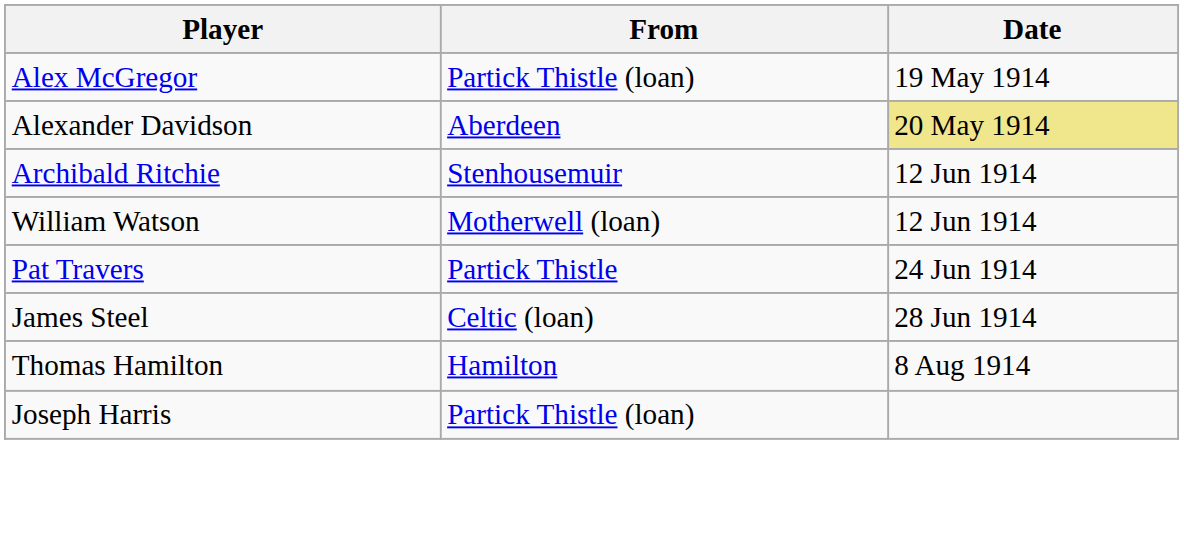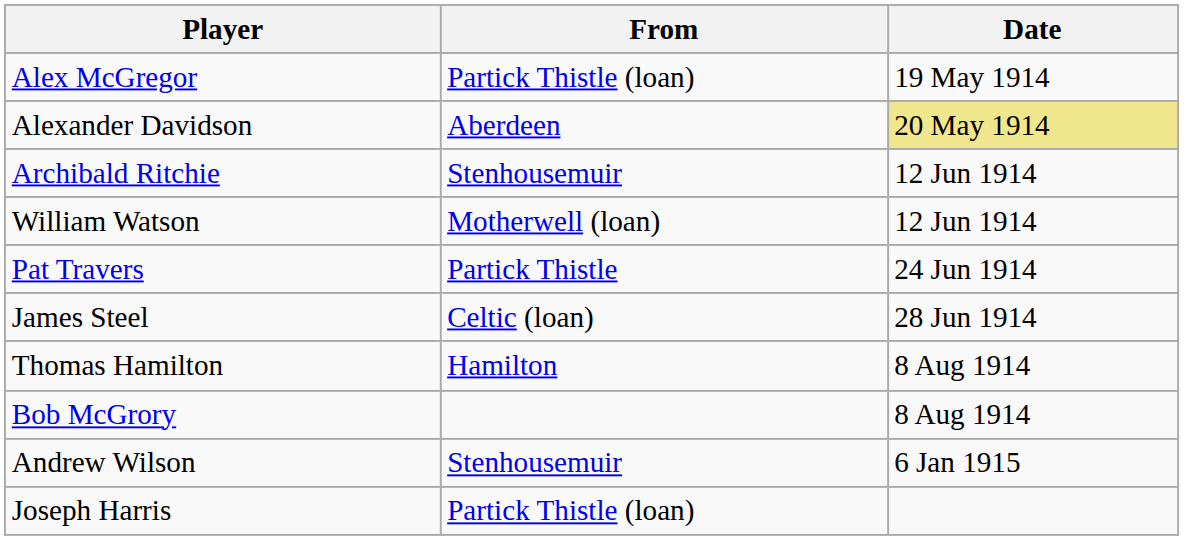+ row: (94, 413)
+ row: (104, 461)
